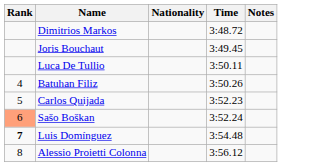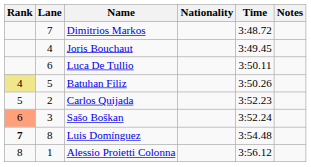+ column: (50, 13)
(20, 83) no background -> (20, 83) khaki background
